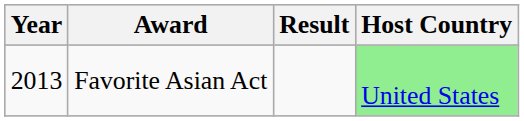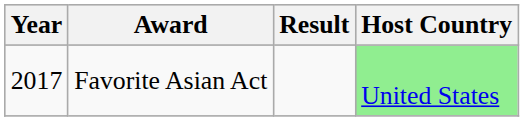(37, 80) 2013 -> (37, 80) 2017
